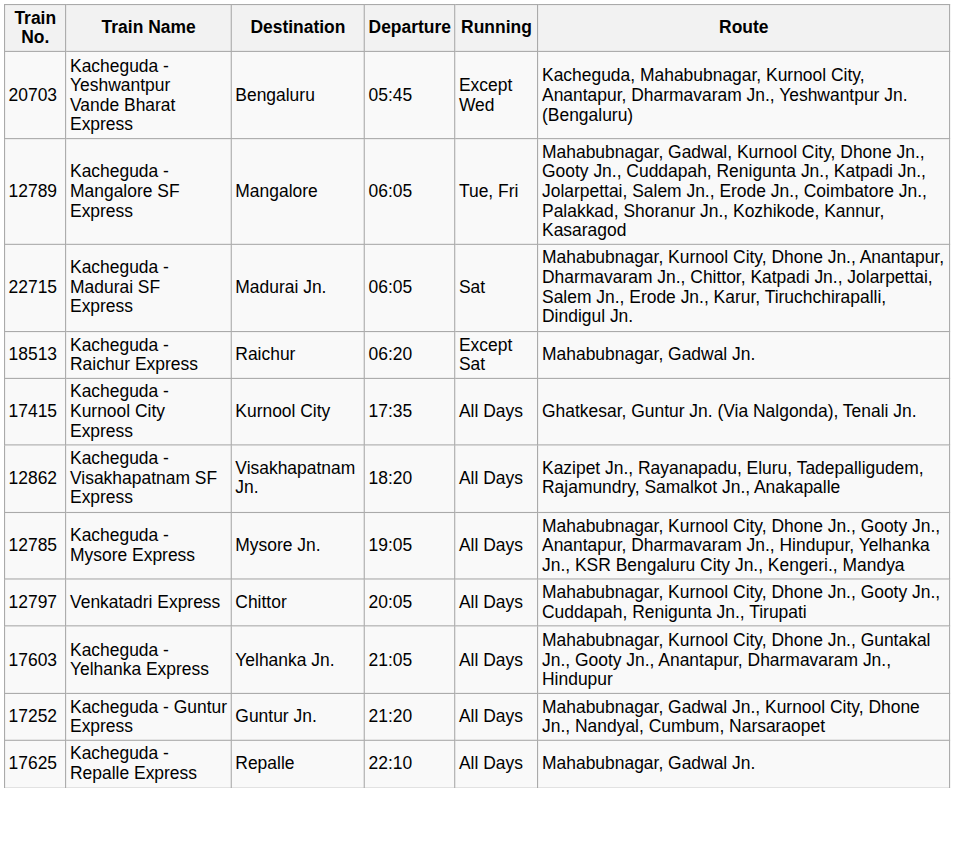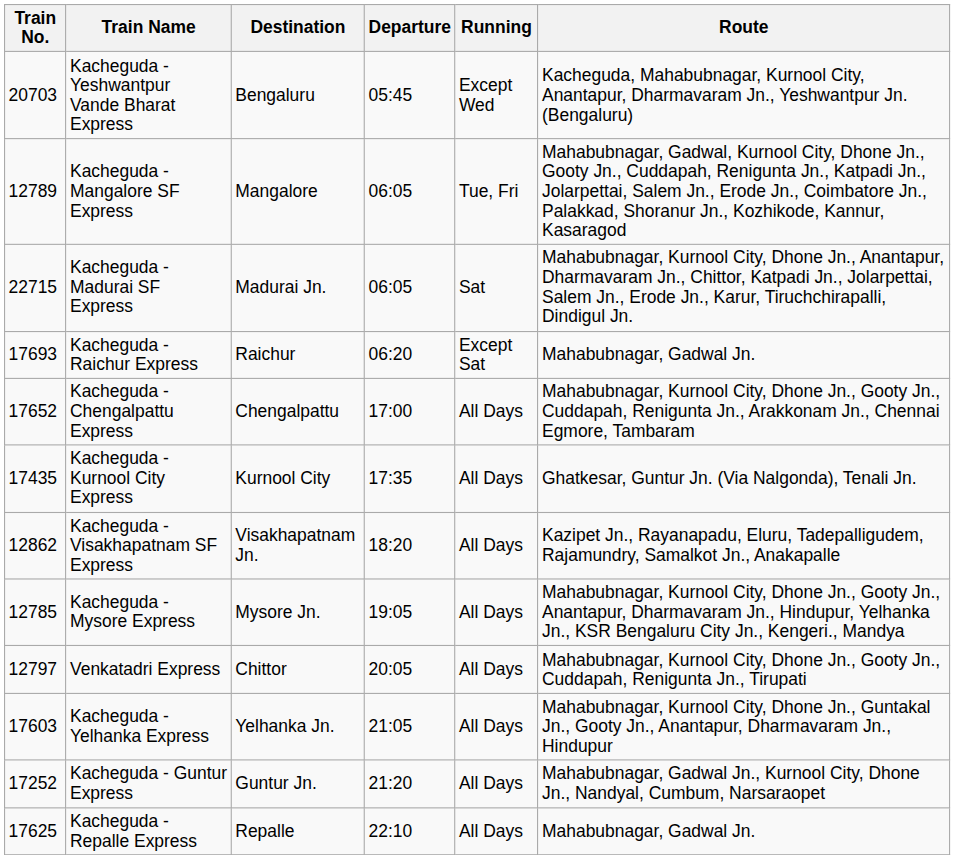(33, 354) 18513 -> (33, 354) 17693
+ row: (122, 411)
(33, 411) 17415 -> (33, 478) 17435
